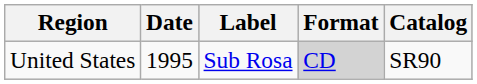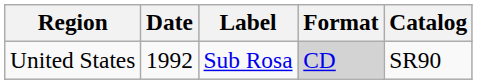(169, 60) 1995 -> (169, 60) 1992
